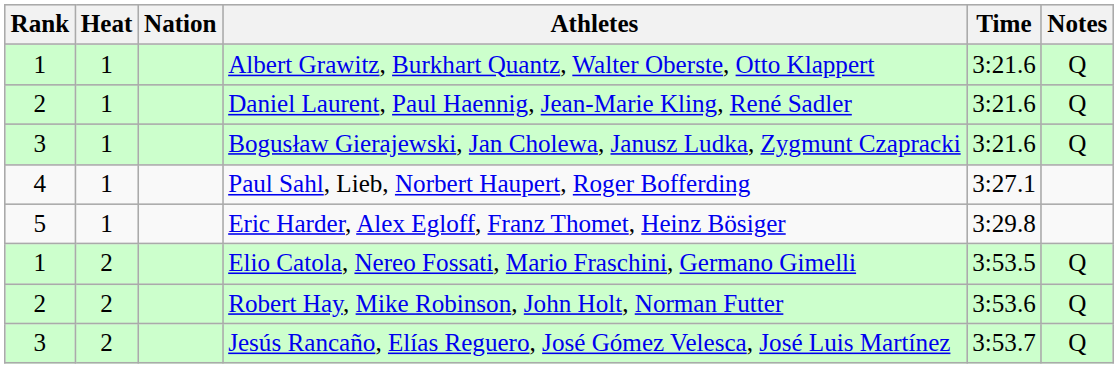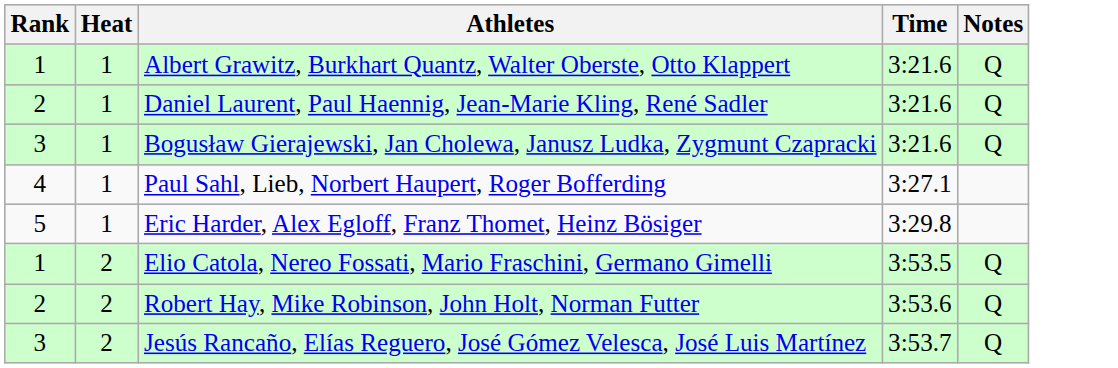- column: (180, 24)
